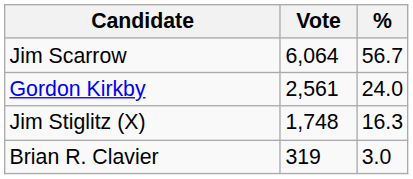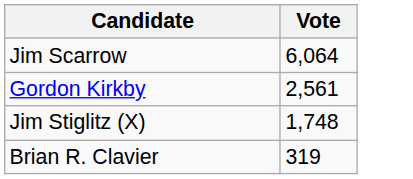- column: (382, 21)
